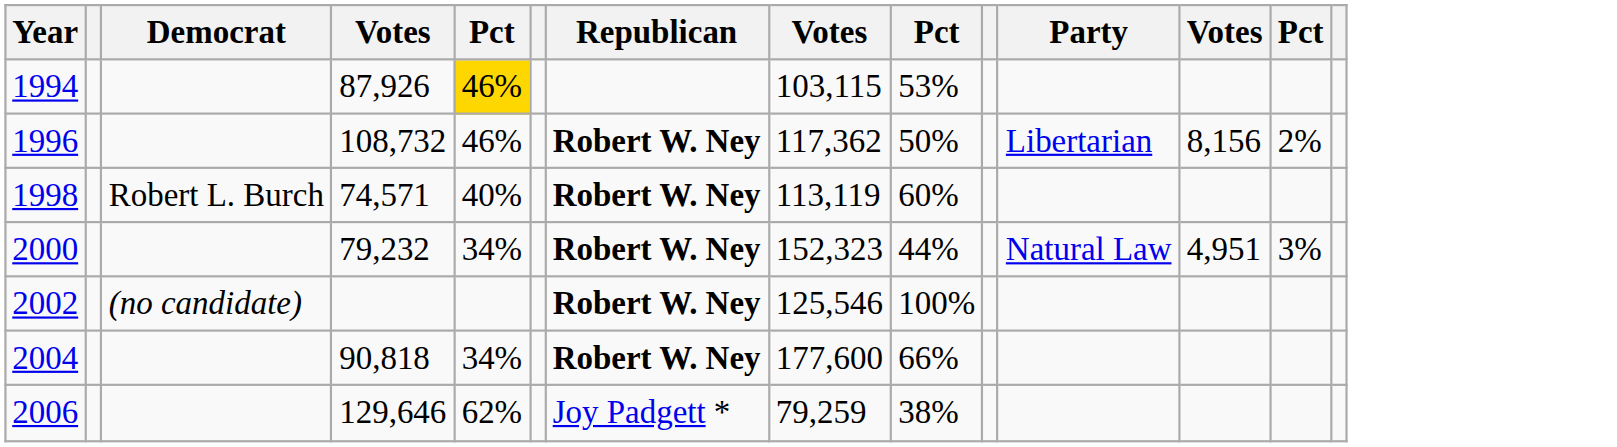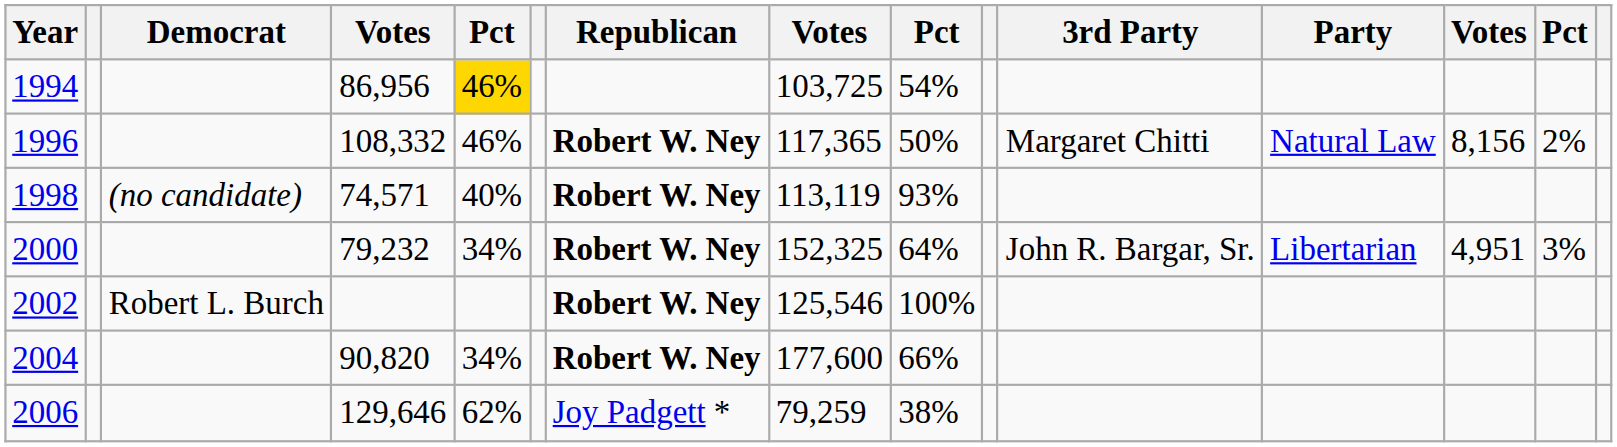+ column: (1130, 31)
(385, 86) 87,926 -> (385, 86) 86,956
(829, 86) 103,115 -> (829, 86) 103,725
(929, 86) 53% -> (929, 86) 54%
(393, 140) 108,732 -> (393, 140) 108,332
(829, 140) 117,362 -> (829, 140) 117,365
(1079, 140) Libertarian -> (1353, 140) Natural Law
(216, 194) Robert L. Burch -> (205, 194) (no candidate)
(929, 194) 60% -> (929, 194) 93%
(829, 249) 152,323 -> (829, 249) 152,325
(929, 249) 44% -> (929, 249) 64%
(1089, 249) Natural Law -> (1343, 249) Libertarian
(205, 303) (no candidate) -> (216, 303) Robert L. Burch
(385, 358) 90,818 -> (385, 358) 90,820
